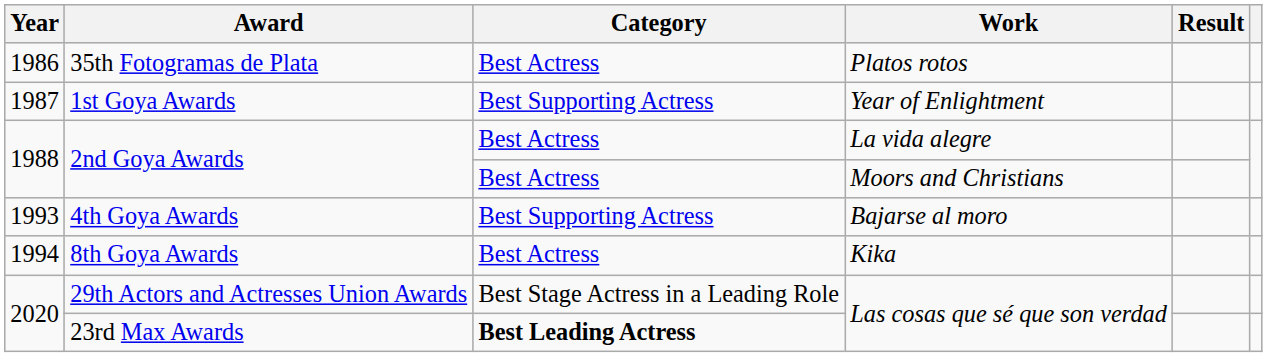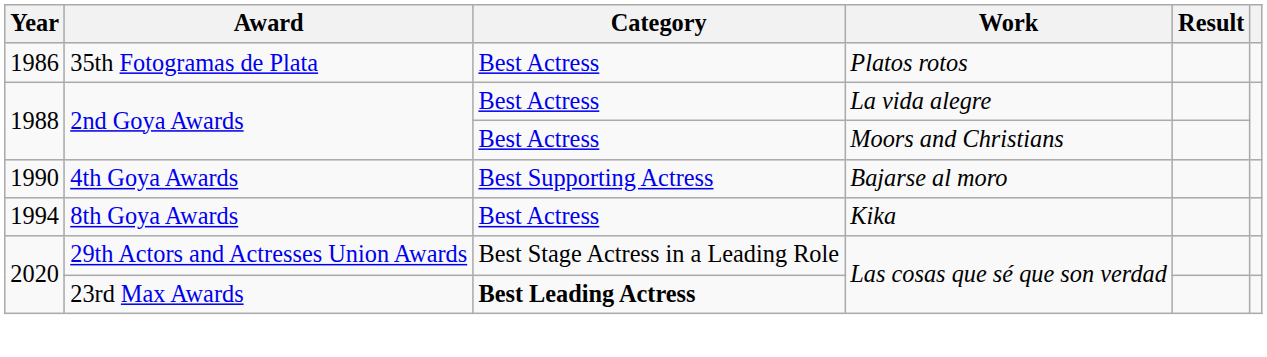- row: (153, 100)
(35, 216) 1993 -> (35, 178) 1990
